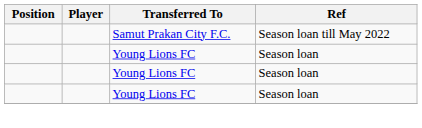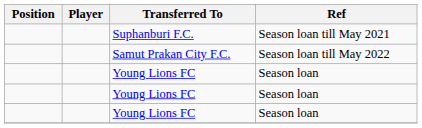+ row: (153, 34)
